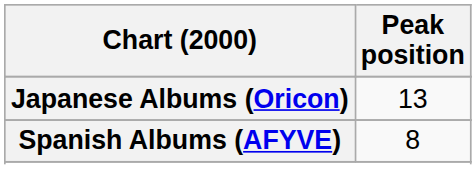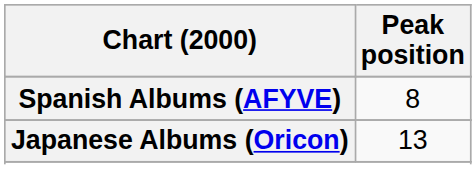rows swapped: (180, 98) <-> (180, 140)
